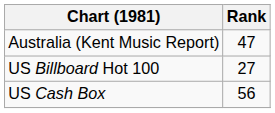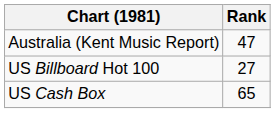(246, 94) 56 -> (246, 94) 65
